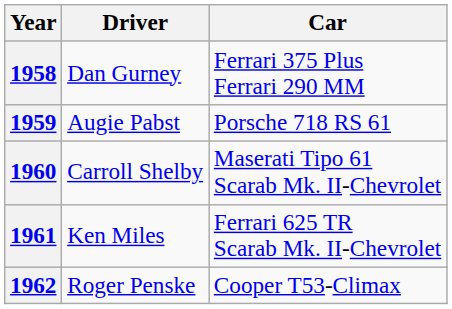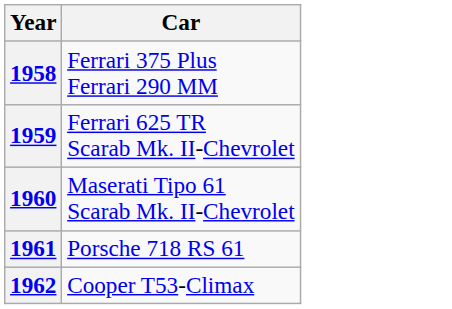- column: (135, 22)
(302, 122) Porsche 718 RS 61 -> (181, 135) Ferrari 625 TR Scarab Mk. II-Chevrolet
(328, 235) Ferrari 625 TR Scarab Mk. II-Chevrolet -> (156, 248) Porsche 718 RS 61
